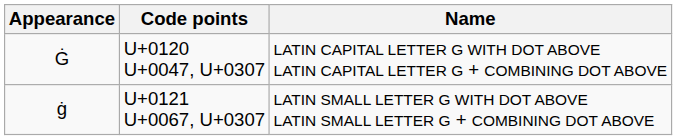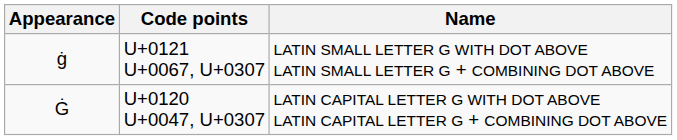rows swapped: (194, 59) <-> (194, 109)
